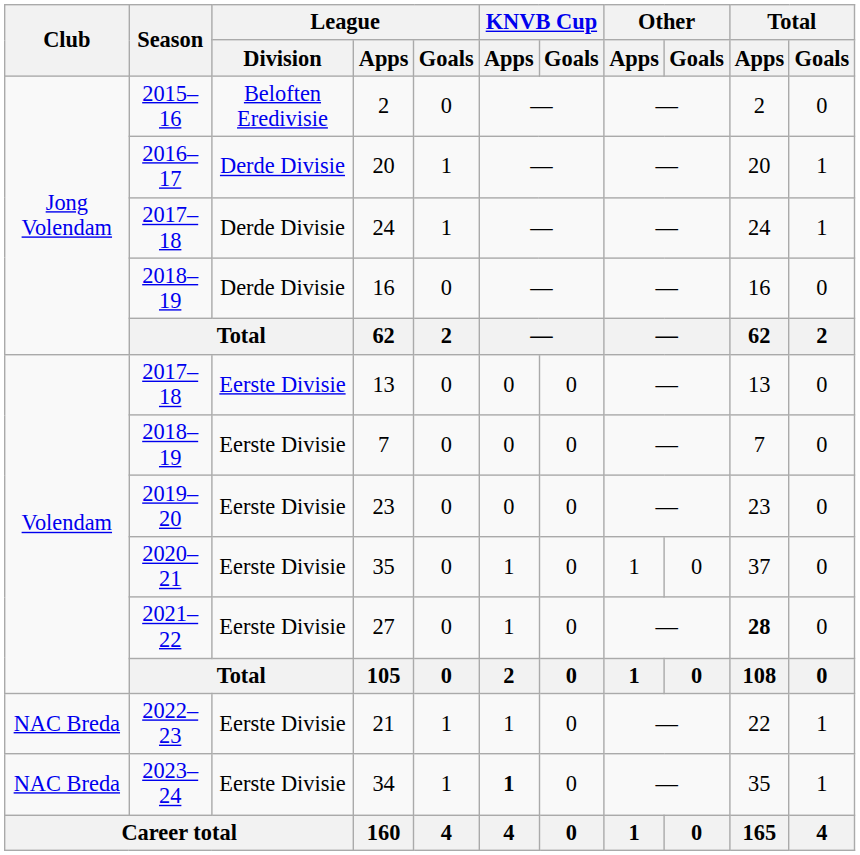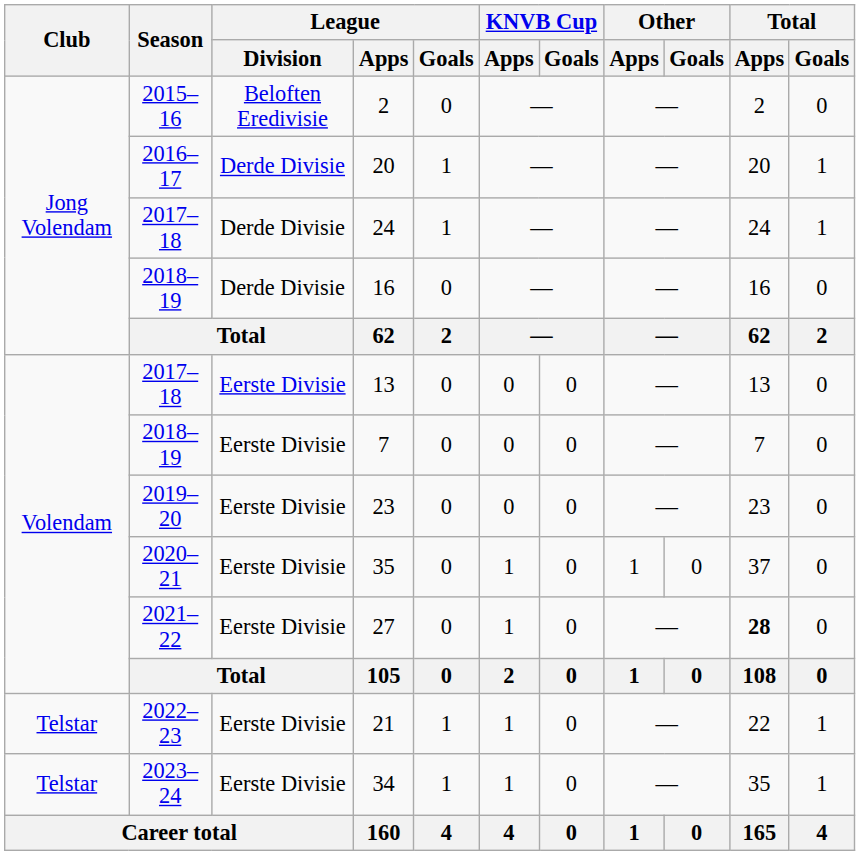(67, 723) NAC Breda -> (67, 723) Telstar
(67, 784) NAC Breda -> (67, 784) Telstar
(509, 784) bold -> (509, 784) normal
